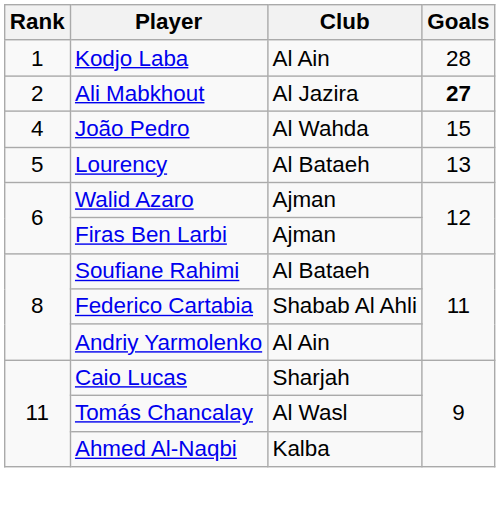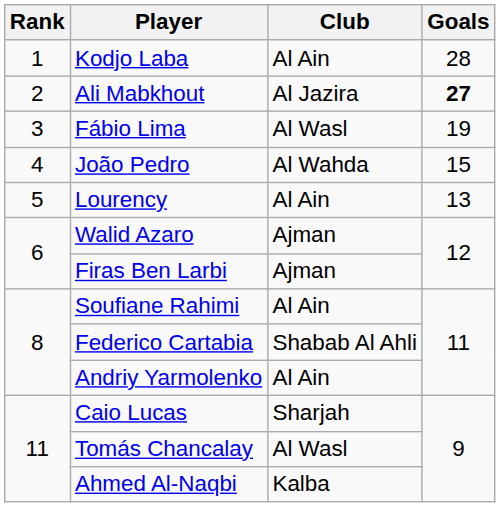+ row: (130, 128)
(321, 164) Al Bataeh -> (301, 199) Al Ain
(321, 270) Al Bataeh -> (301, 306) Al Ain
